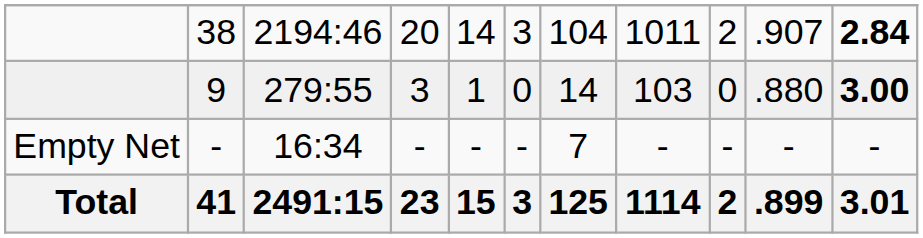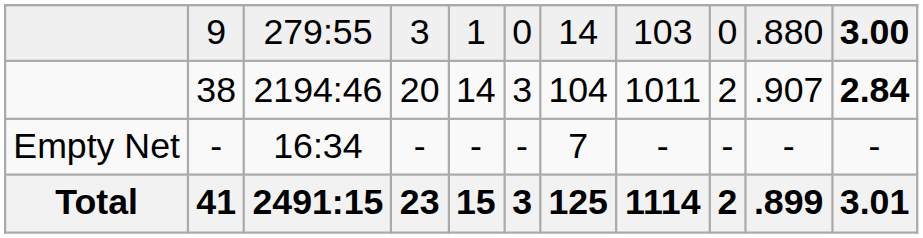rows swapped: (216, 32) <-> (216, 89)
